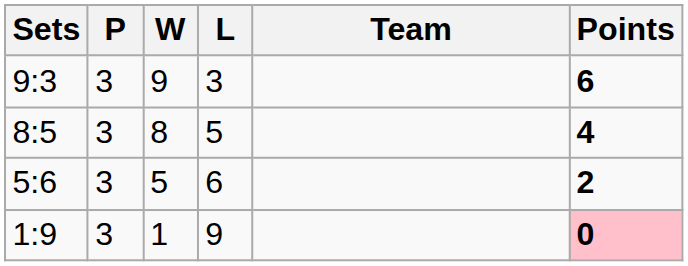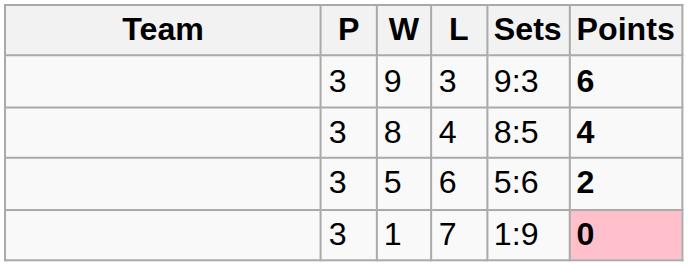columns swapped: (411, 30) <-> (46, 30)
(214, 132) 5 -> (448, 132) 4
(214, 234) 9 -> (448, 234) 7
